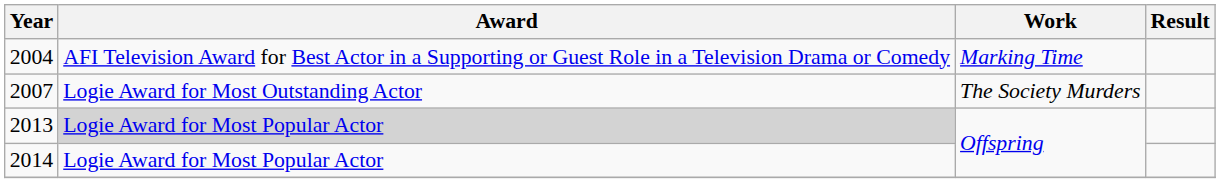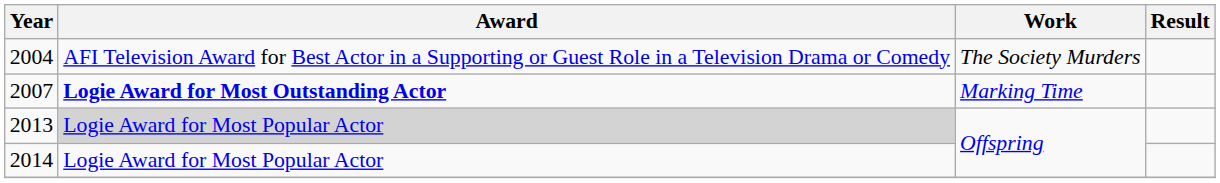(1021, 56) Marking Time -> (1050, 56) The Society Murders
(243, 90) normal -> (255, 90) bold
(1050, 90) The Society Murders -> (1021, 90) Marking Time
